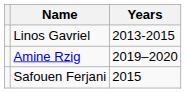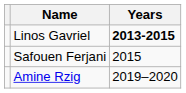(144, 35) normal -> (144, 35) bold
rows swapped: (60, 77) <-> (47, 56)
